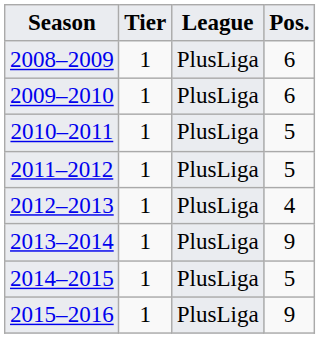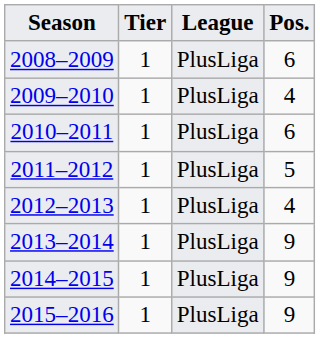(289, 95) 6 -> (289, 95) 4
(289, 132) 5 -> (289, 132) 6
(289, 278) 5 -> (289, 278) 9
